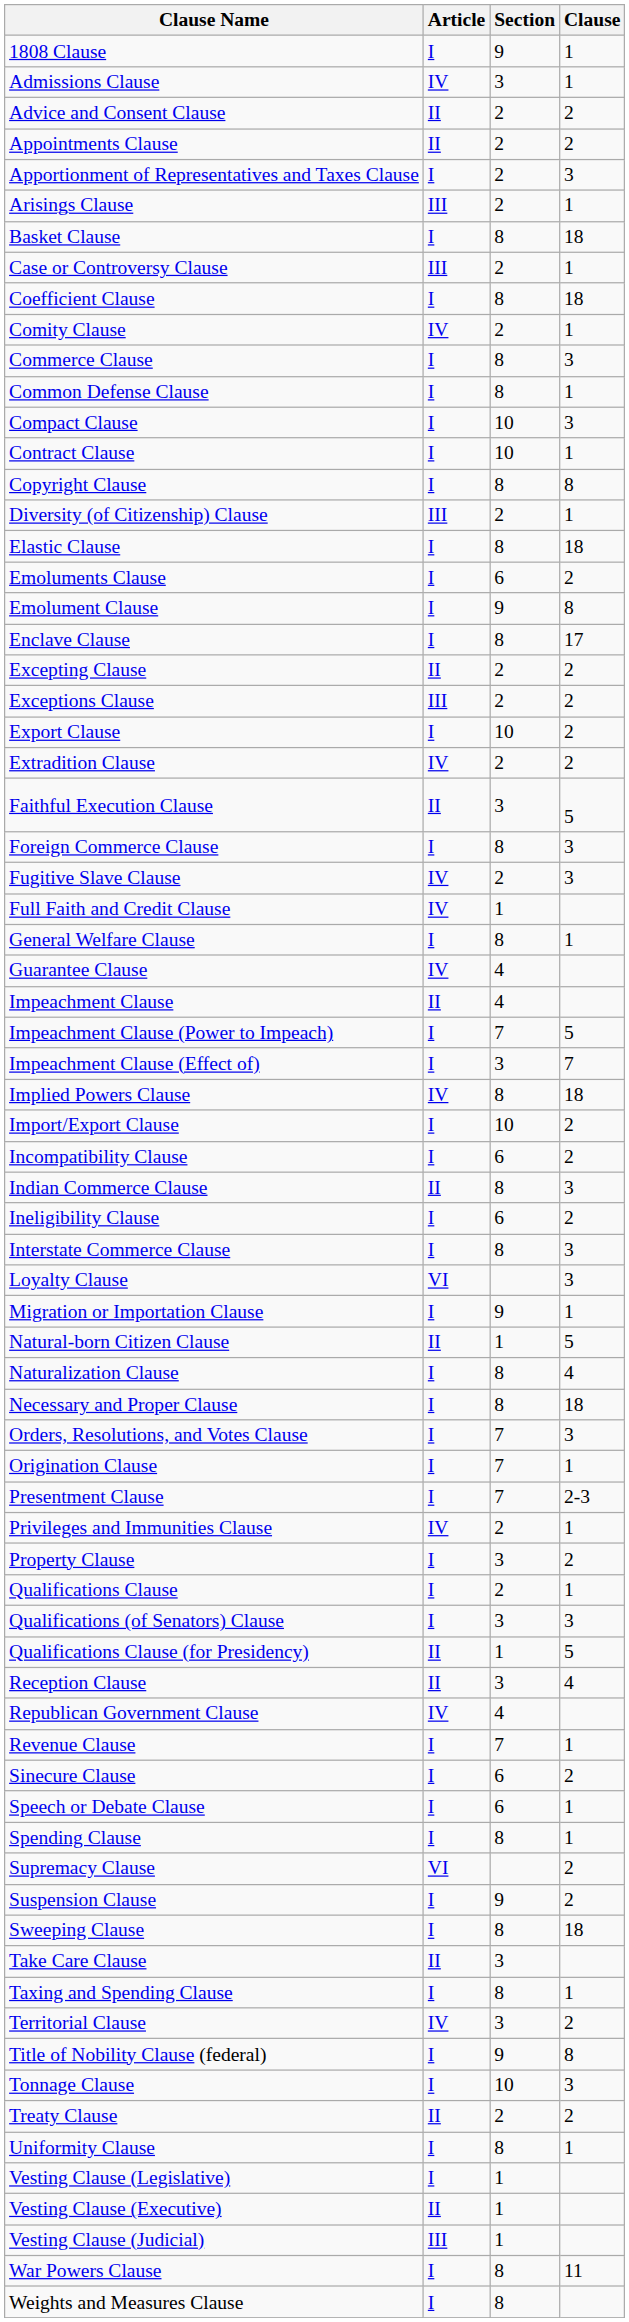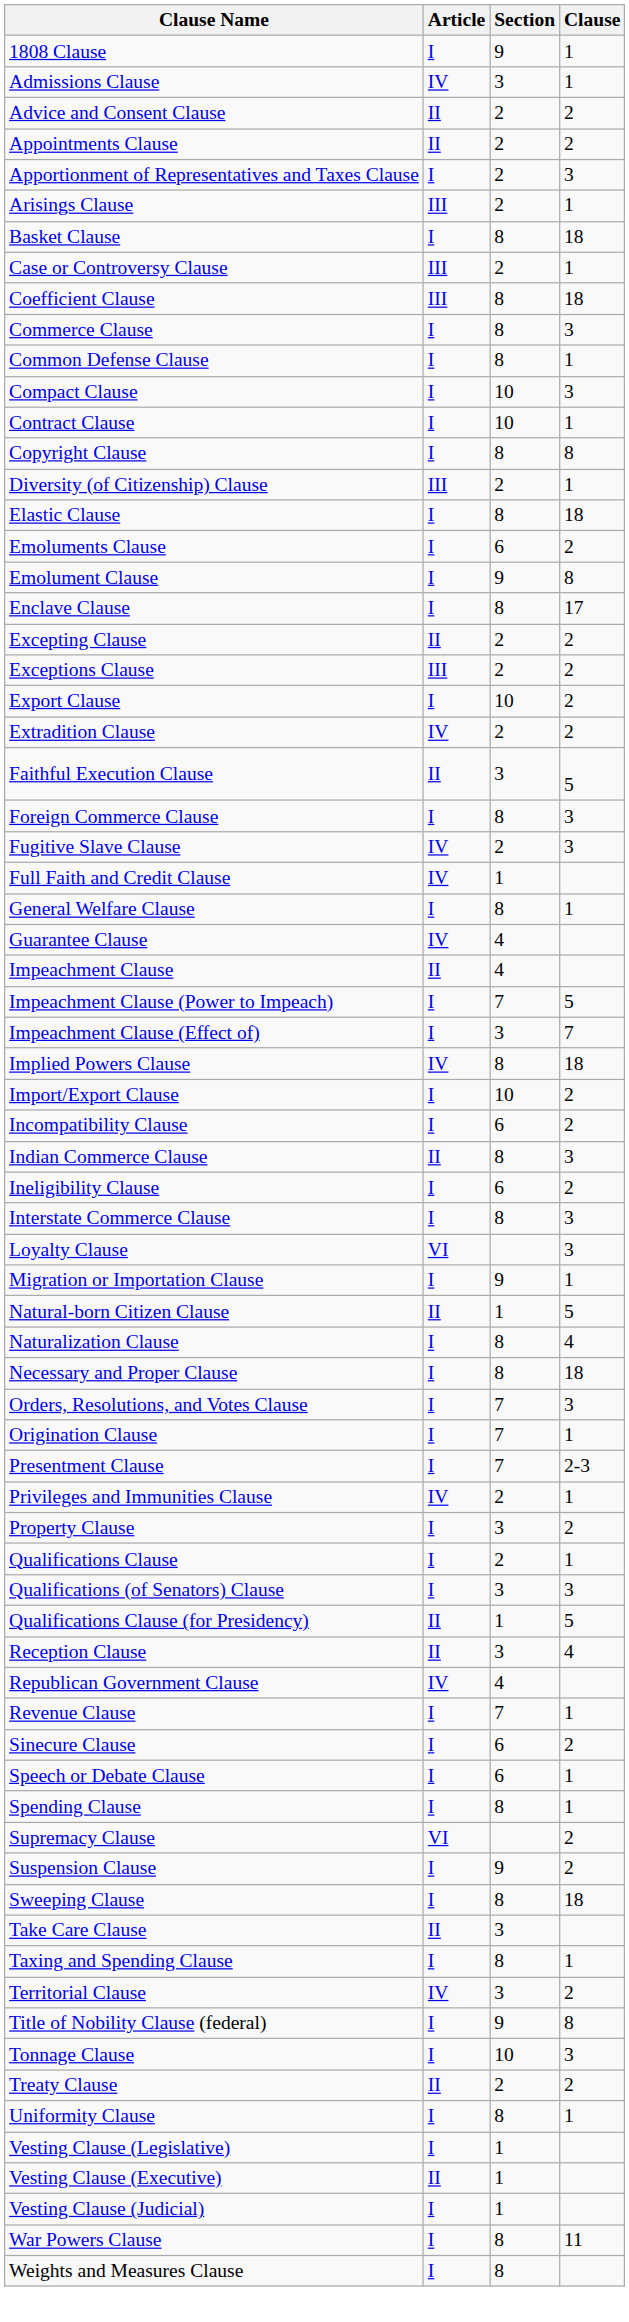(431, 298) I -> (438, 298) III
- row: (67, 329)
(438, 2239) III -> (431, 2208) I
